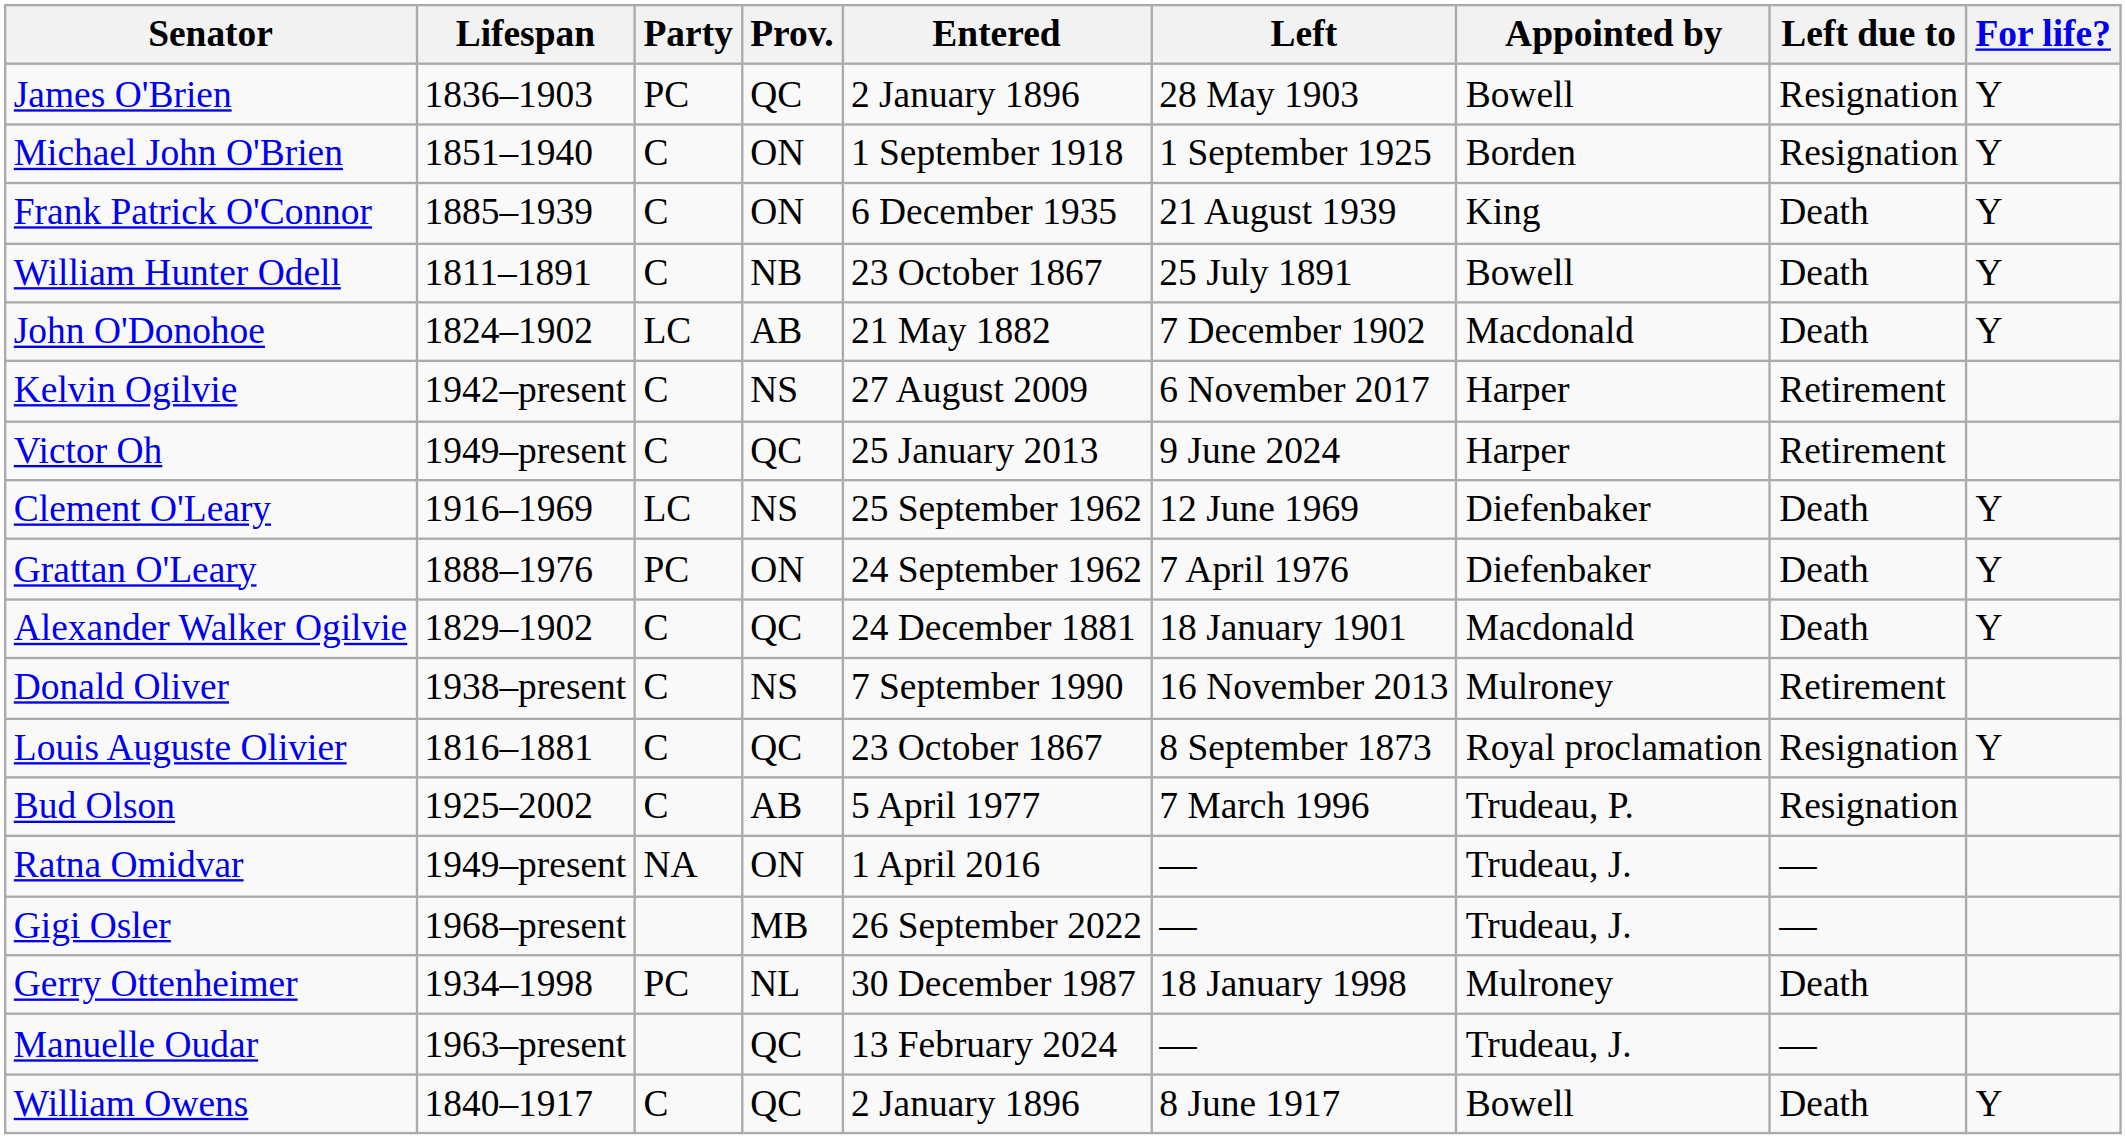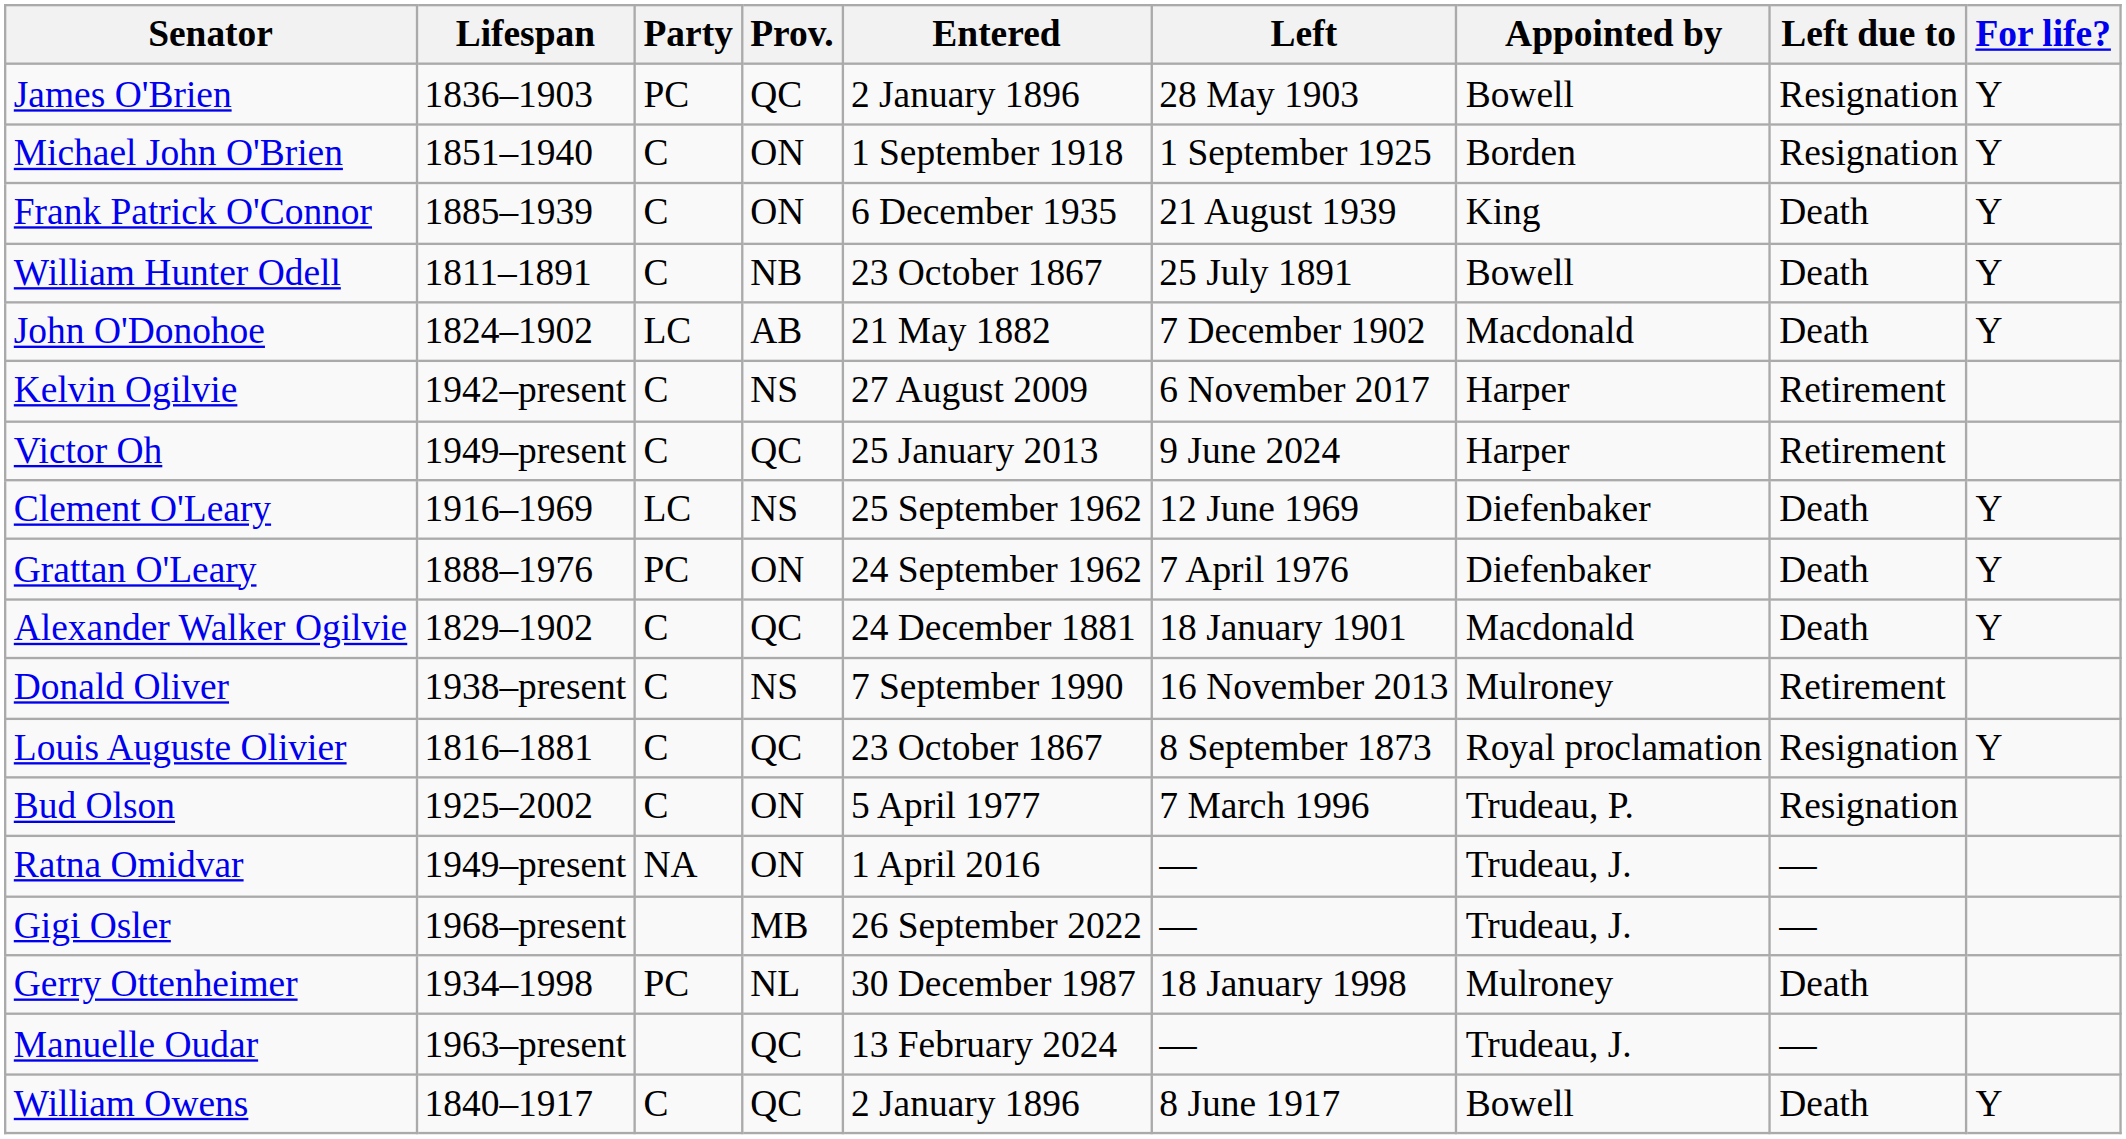(776, 806) AB -> (777, 806) ON
